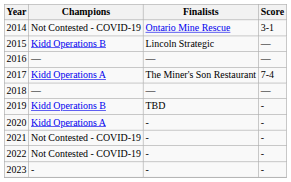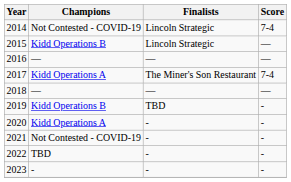(188, 28) Ontario Mine Rescue -> (180, 28) Lincoln Strategic
(267, 28) 3-1 -> (267, 28) 7-4
(86, 153) Not Contested - COVID-19 -> (41, 153) TBD
